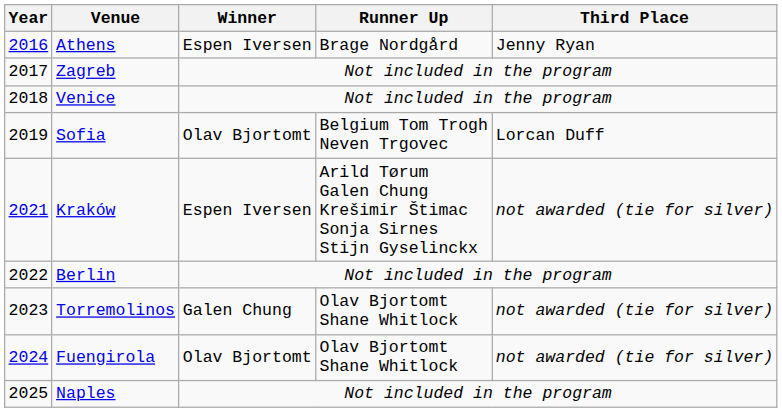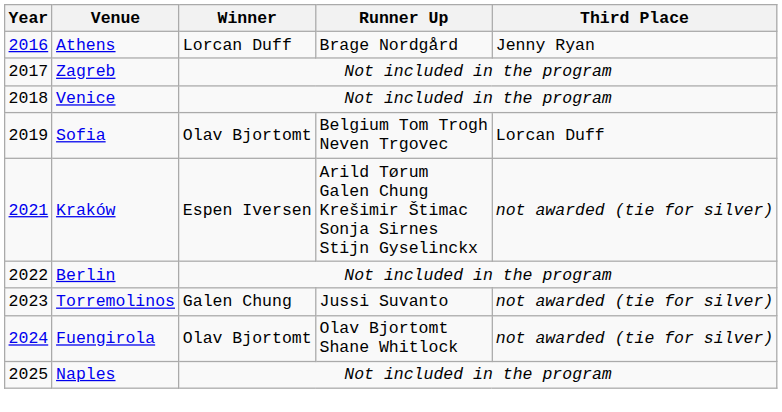(247, 45) Espen Iversen -> (237, 45) Lorcan Duff
(389, 311) Olav Bjortomt Shane Whitlock -> (384, 302) Jussi Suvanto
